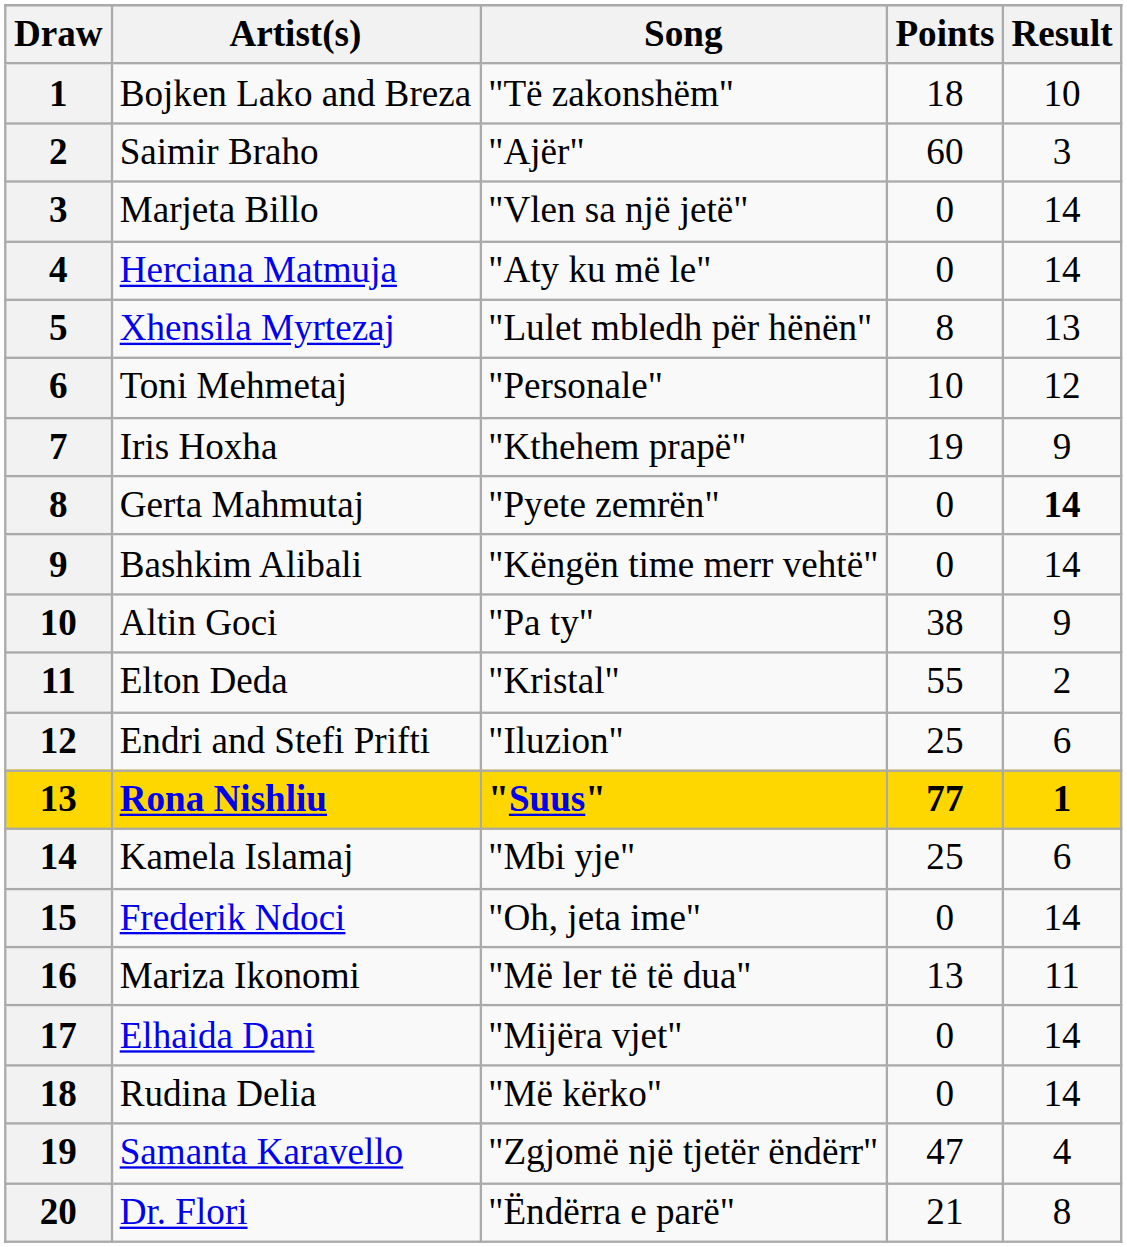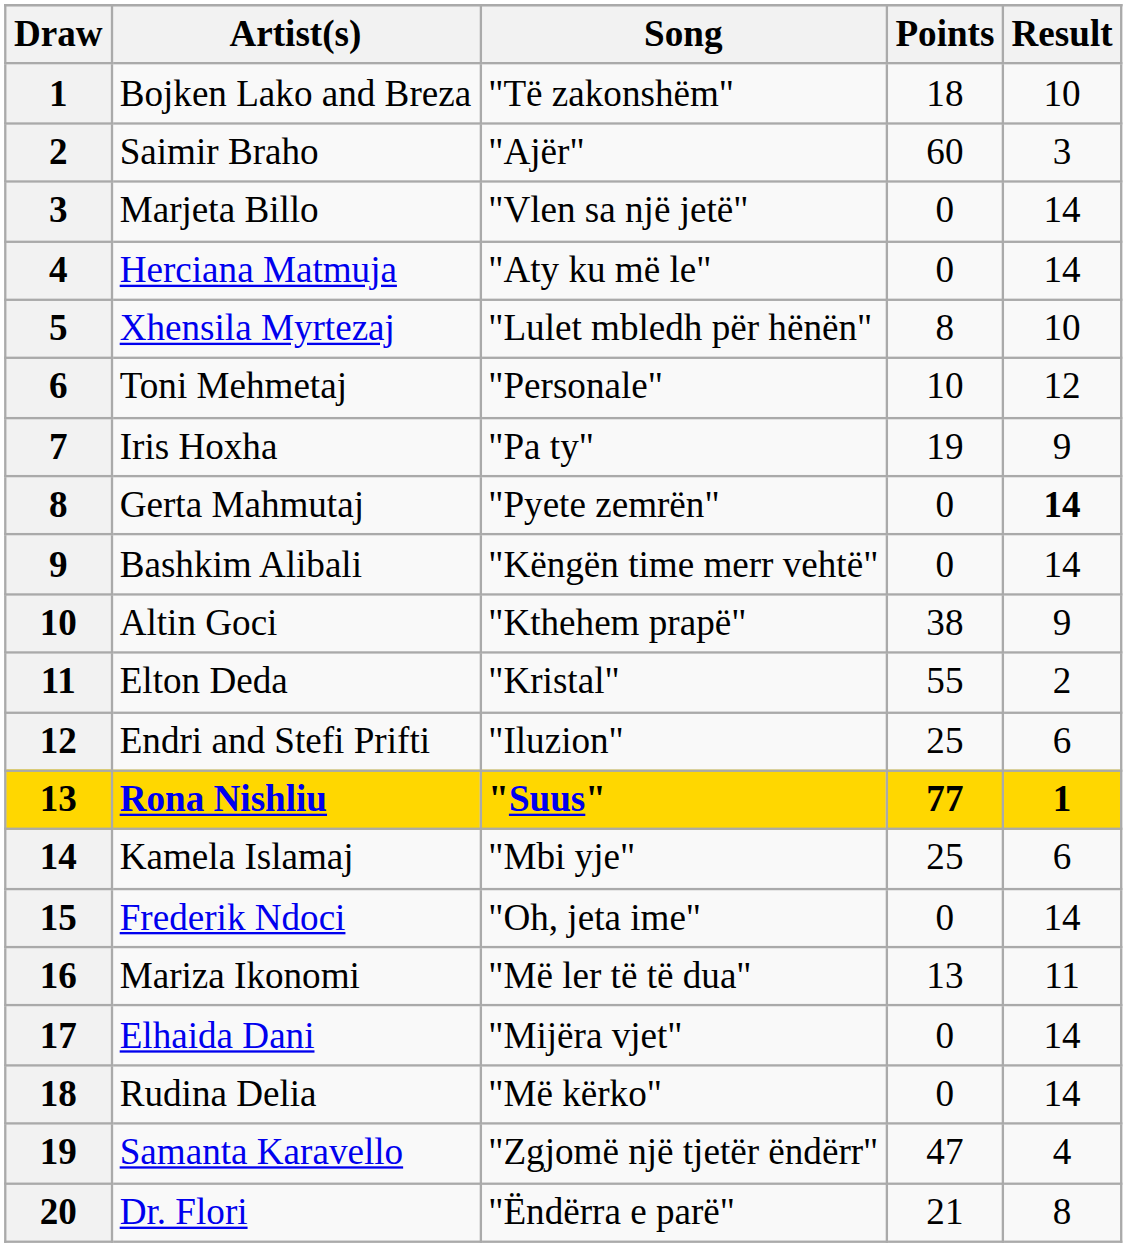(1062, 328) 13 -> (1062, 328) 10
(617, 446) "Kthehem prapë" -> (541, 446) "Pa ty"
(541, 622) "Pa ty" -> (617, 622) "Kthehem prapë"
